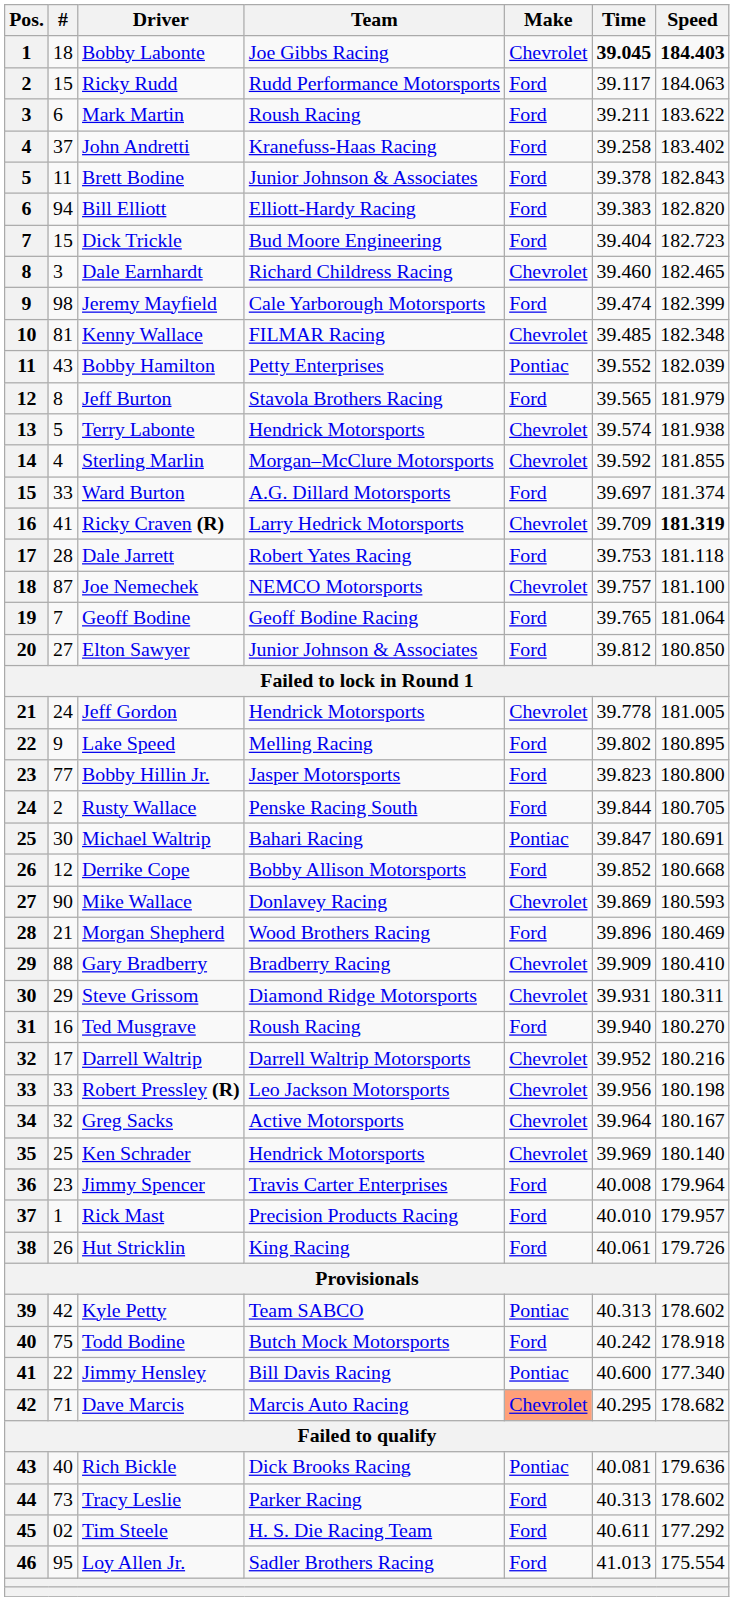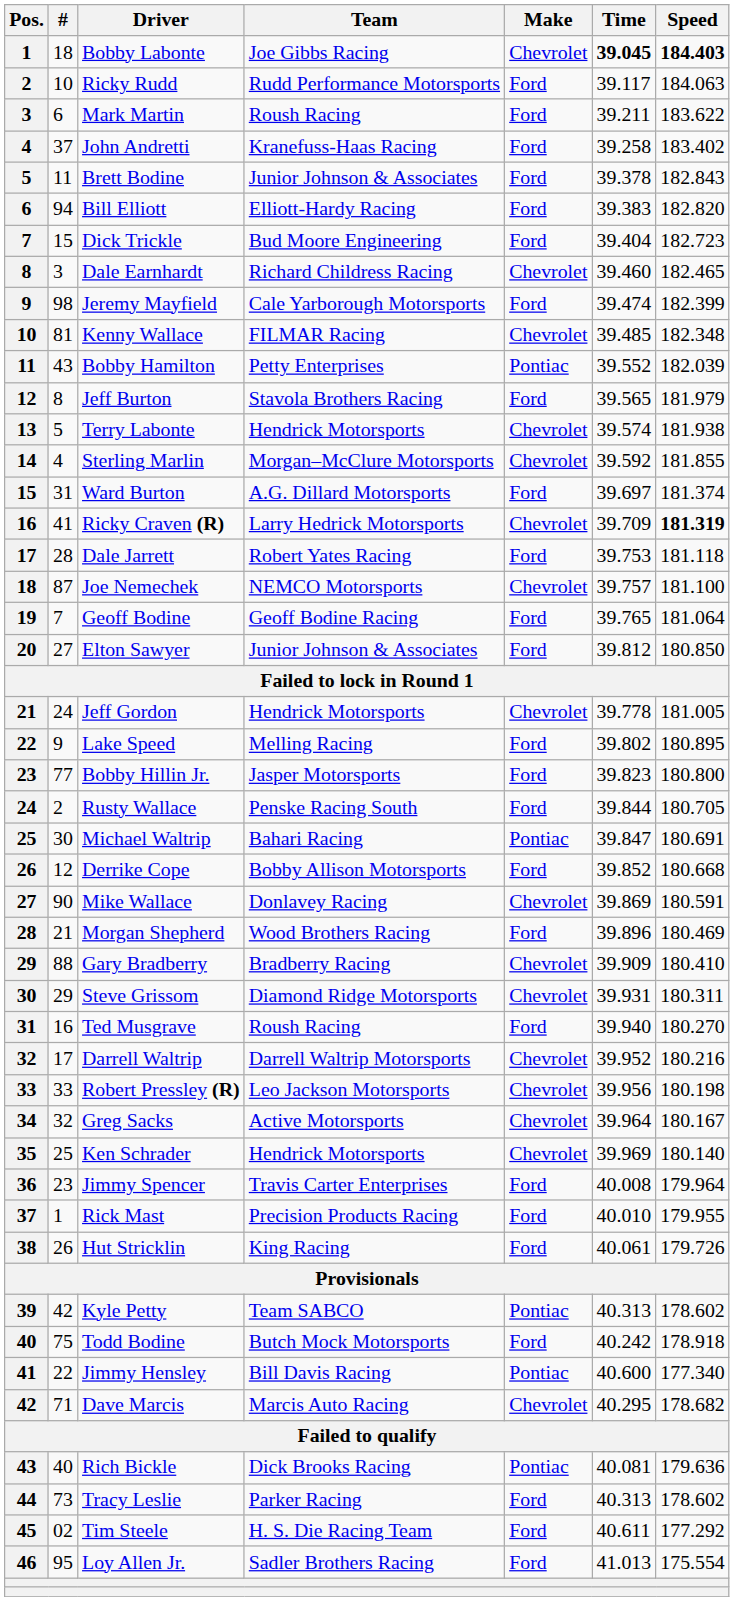(63, 83) 15 -> (63, 83) 10
(63, 492) 33 -> (63, 492) 31
(693, 901) 180.593 -> (693, 901) 180.591
(693, 1215) 179.957 -> (693, 1215) 179.955
(548, 1404) lightsalmon background -> (548, 1404) no background
